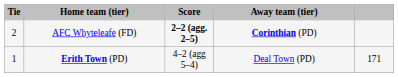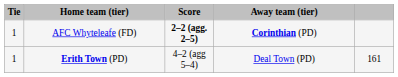(14, 33) 2 -> (14, 33) 1
(374, 60) 171 -> (374, 60) 161
